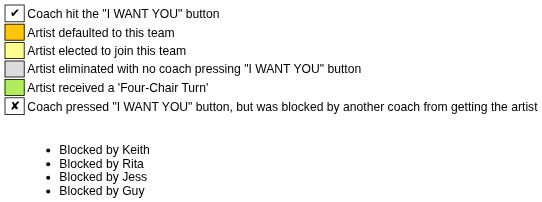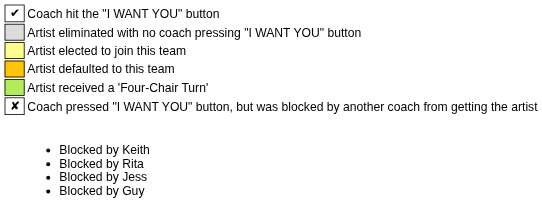rows swapped: (101, 32) <-> (194, 69)
